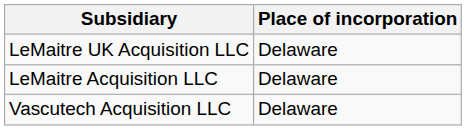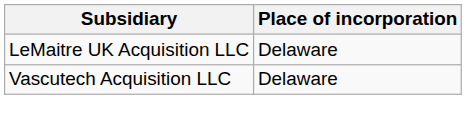- row: (113, 79)
